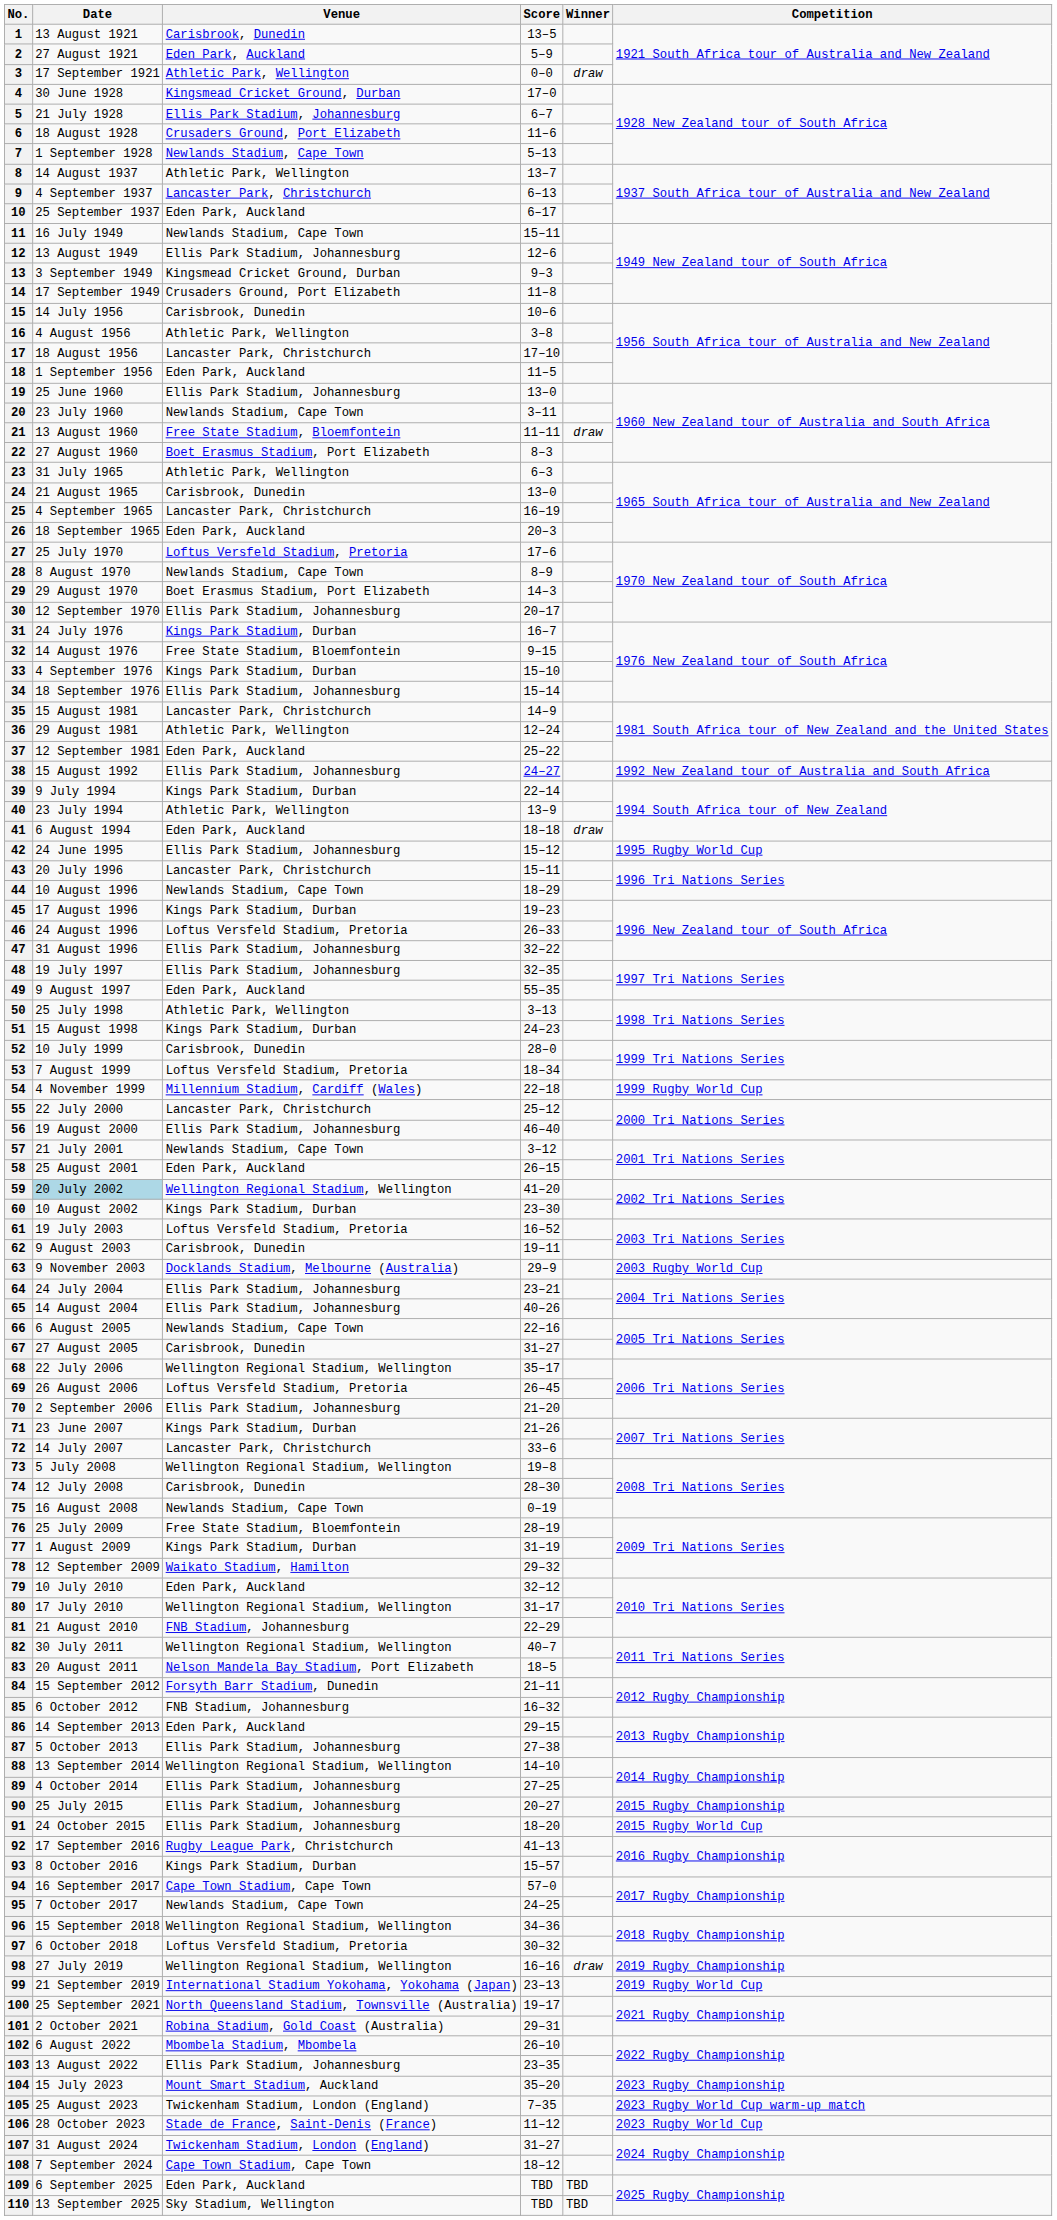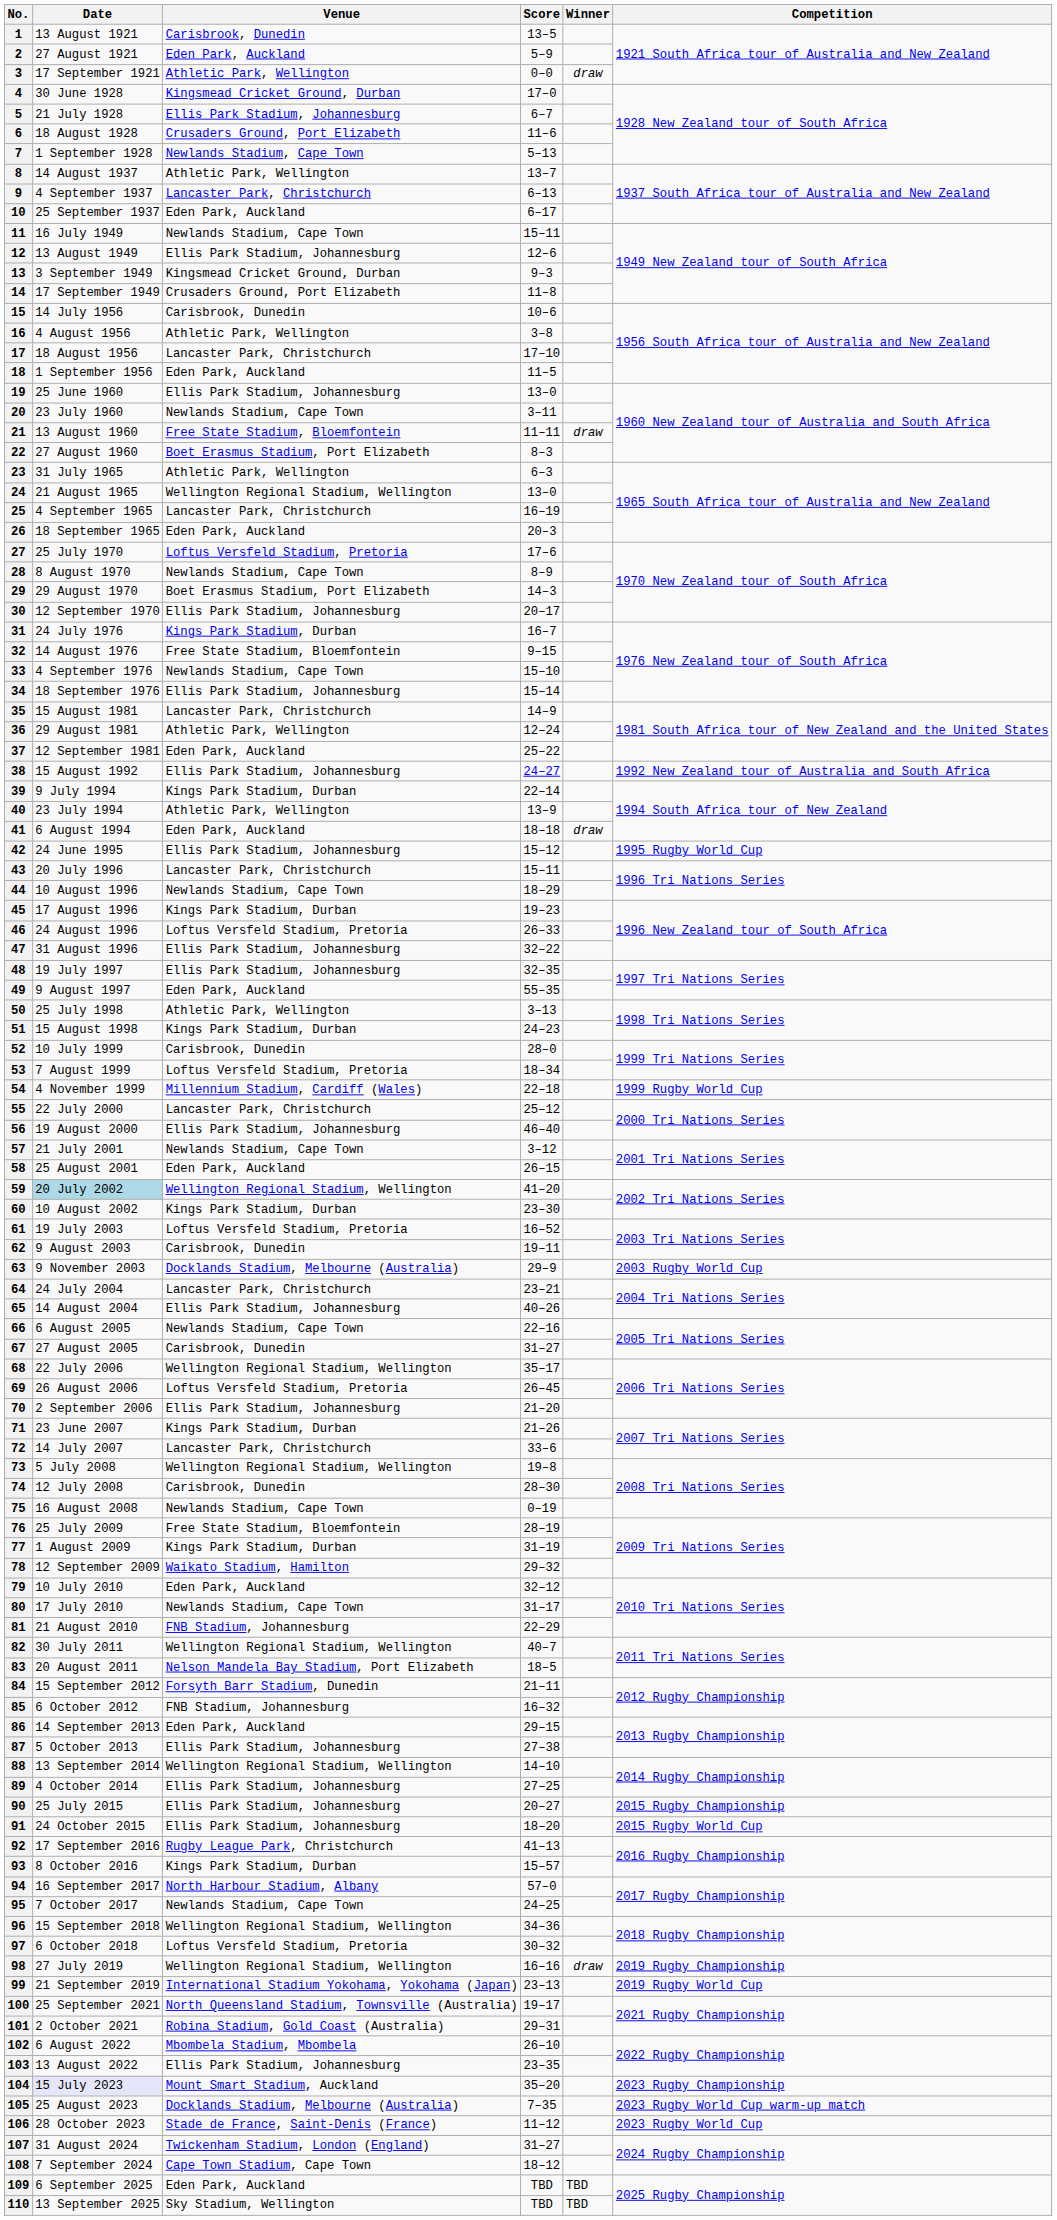(235, 492) Carisbrook, Dunedin -> (309, 492) Wellington Regional Stadium, Wellington
(261, 672) Kings Park Stadium, Durban -> (265, 672) Newlands Stadium, Cape Town
(283, 1289) Ellis Park Stadium, Johannesburg -> (268, 1289) Lancaster Park, Christchurch
(309, 1608) Wellington Regional Stadium, Wellington -> (265, 1608) Newlands Stadium, Cape Town
(268, 1887) Cape Town Stadium, Cape Town -> (272, 1887) North Harbour Stadium, Albany
(79, 2086) no background -> (79, 2086) lavender background
(298, 2106) Twickenham Stadium, London (England) -> (312, 2106) Docklands Stadium, Melbourne (Australia)
